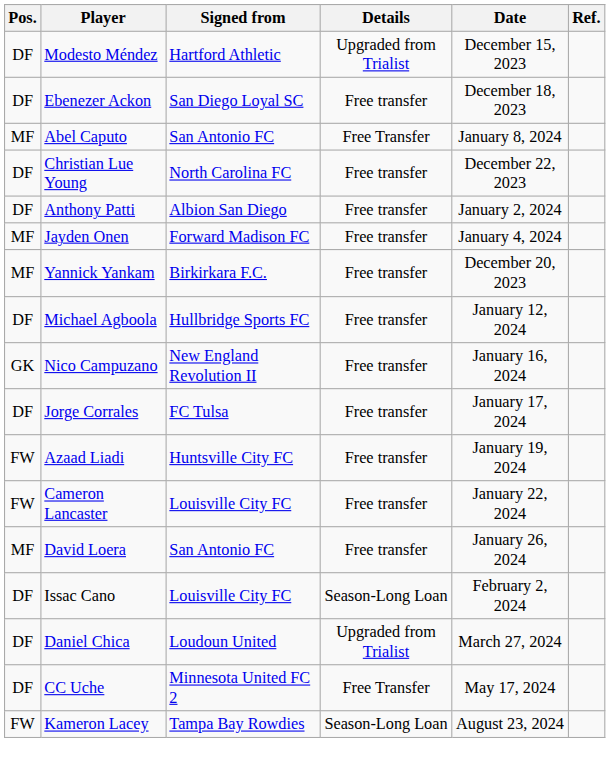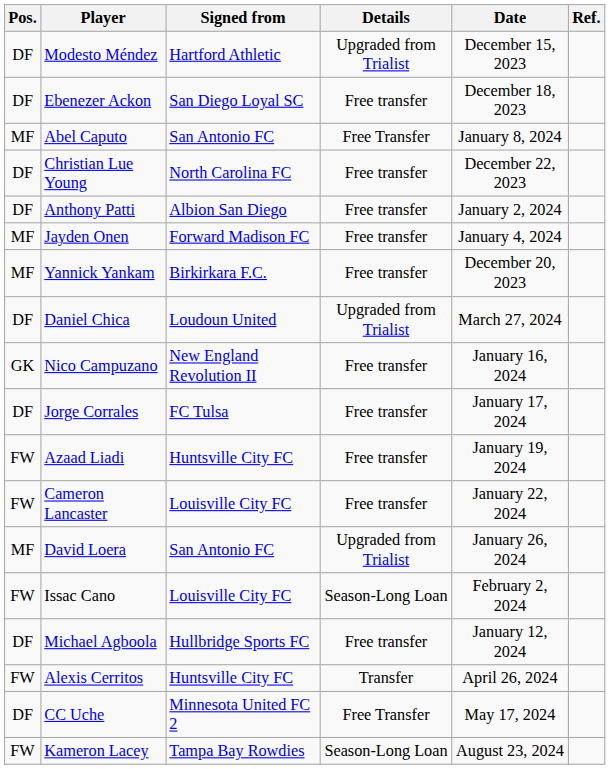rows swapped: (101, 319) <-> (87, 641)
(386, 549) Free transfer -> (386, 549) Upgraded from Trialist
(23, 595) DF -> (23, 595) FW
+ row: (94, 678)
